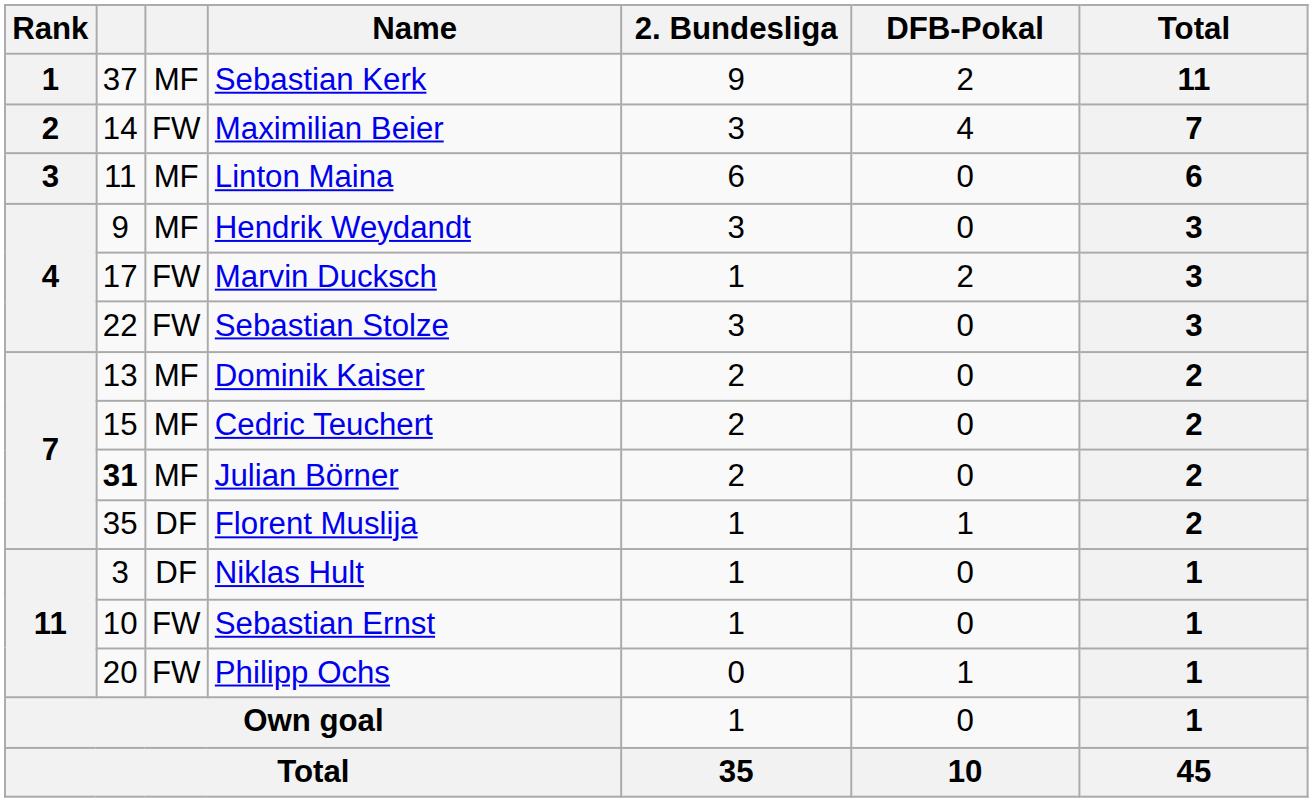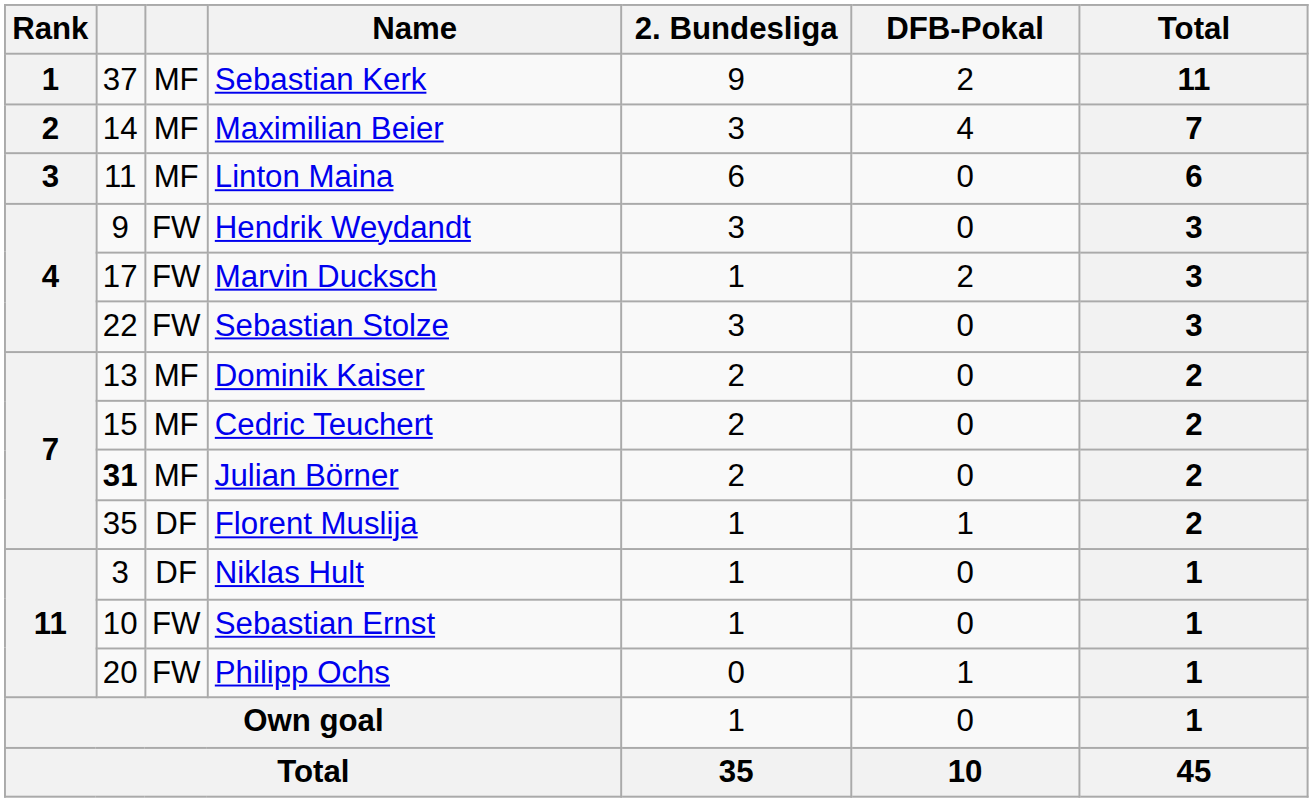(176, 128) FW -> (176, 128) MF
(176, 227) MF -> (176, 227) FW
